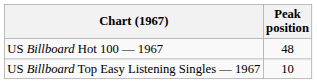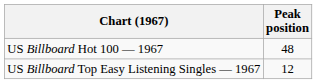(288, 68) 10 -> (288, 68) 12
